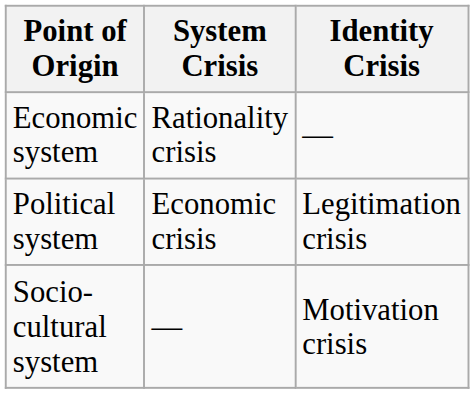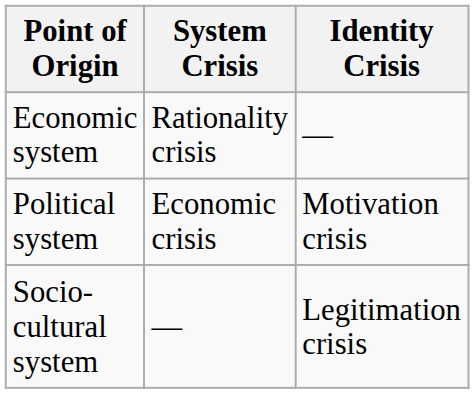(382, 221) Legitimation crisis -> (371, 221) Motivation crisis
(371, 326) Motivation crisis -> (382, 326) Legitimation crisis
